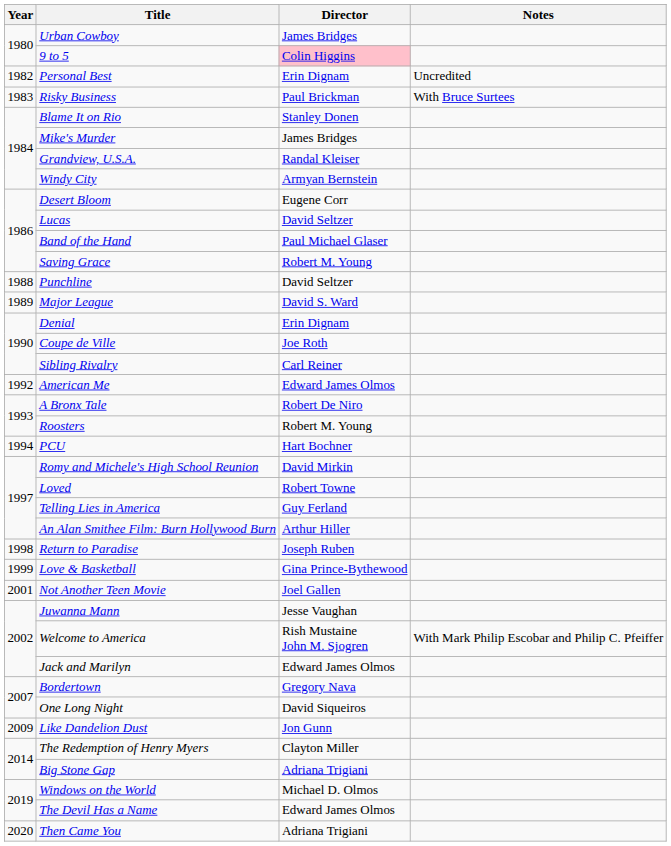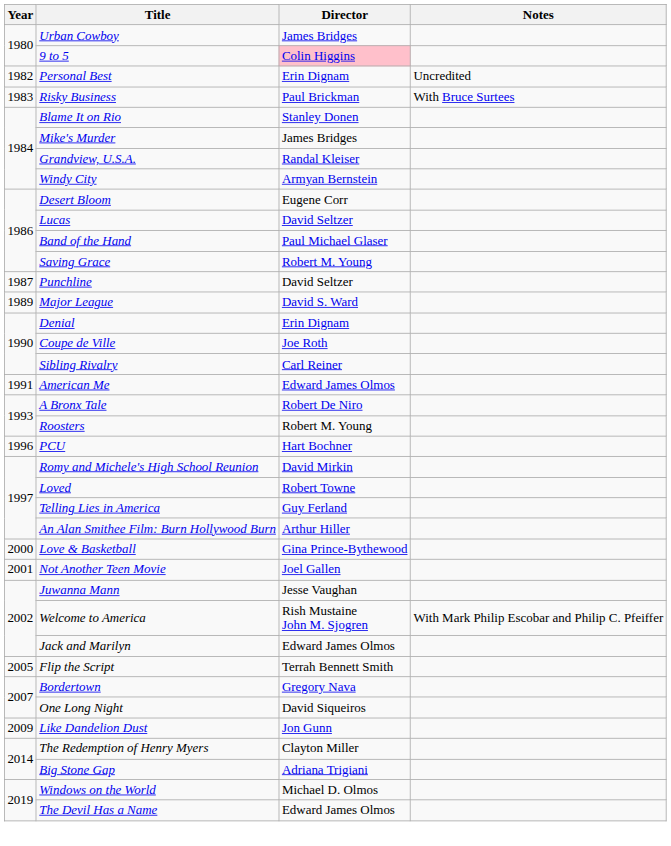(20, 281) 1988 -> (20, 281) 1987
(20, 384) 1992 -> (20, 384) 1991
(20, 446) 1994 -> (20, 446) 1996
- row: (89, 549)
(20, 569) 1999 -> (20, 549) 2000
+ row: (77, 666)
- row: (80, 830)
